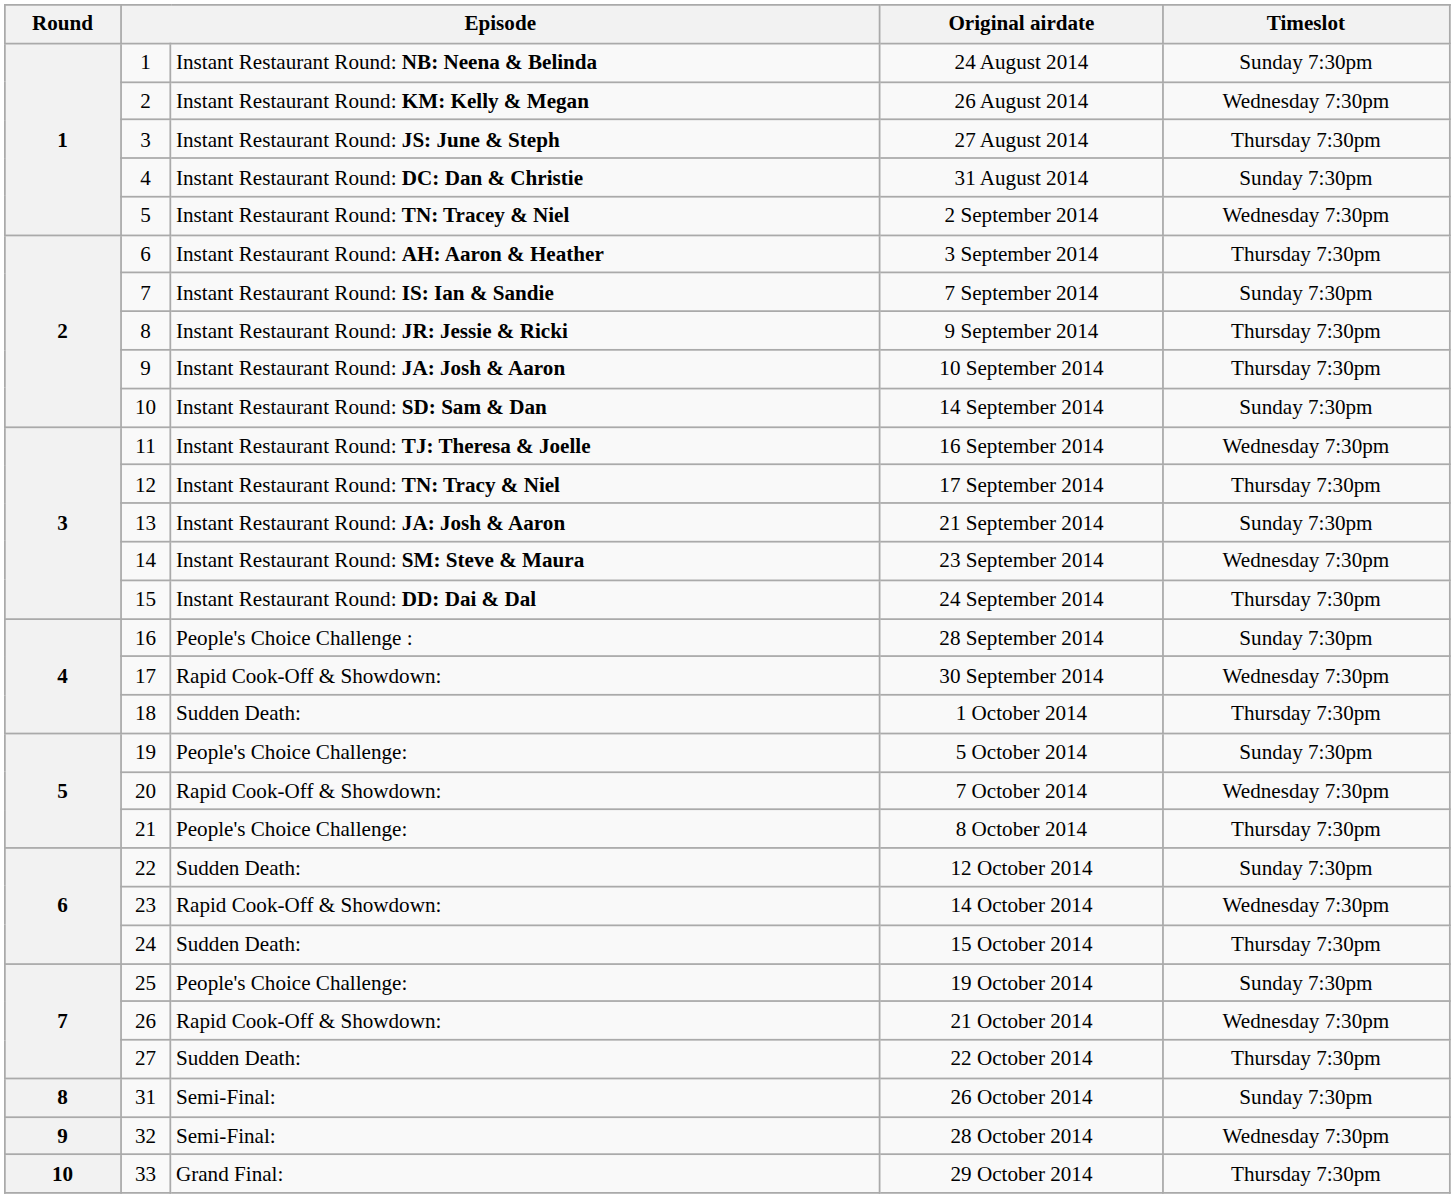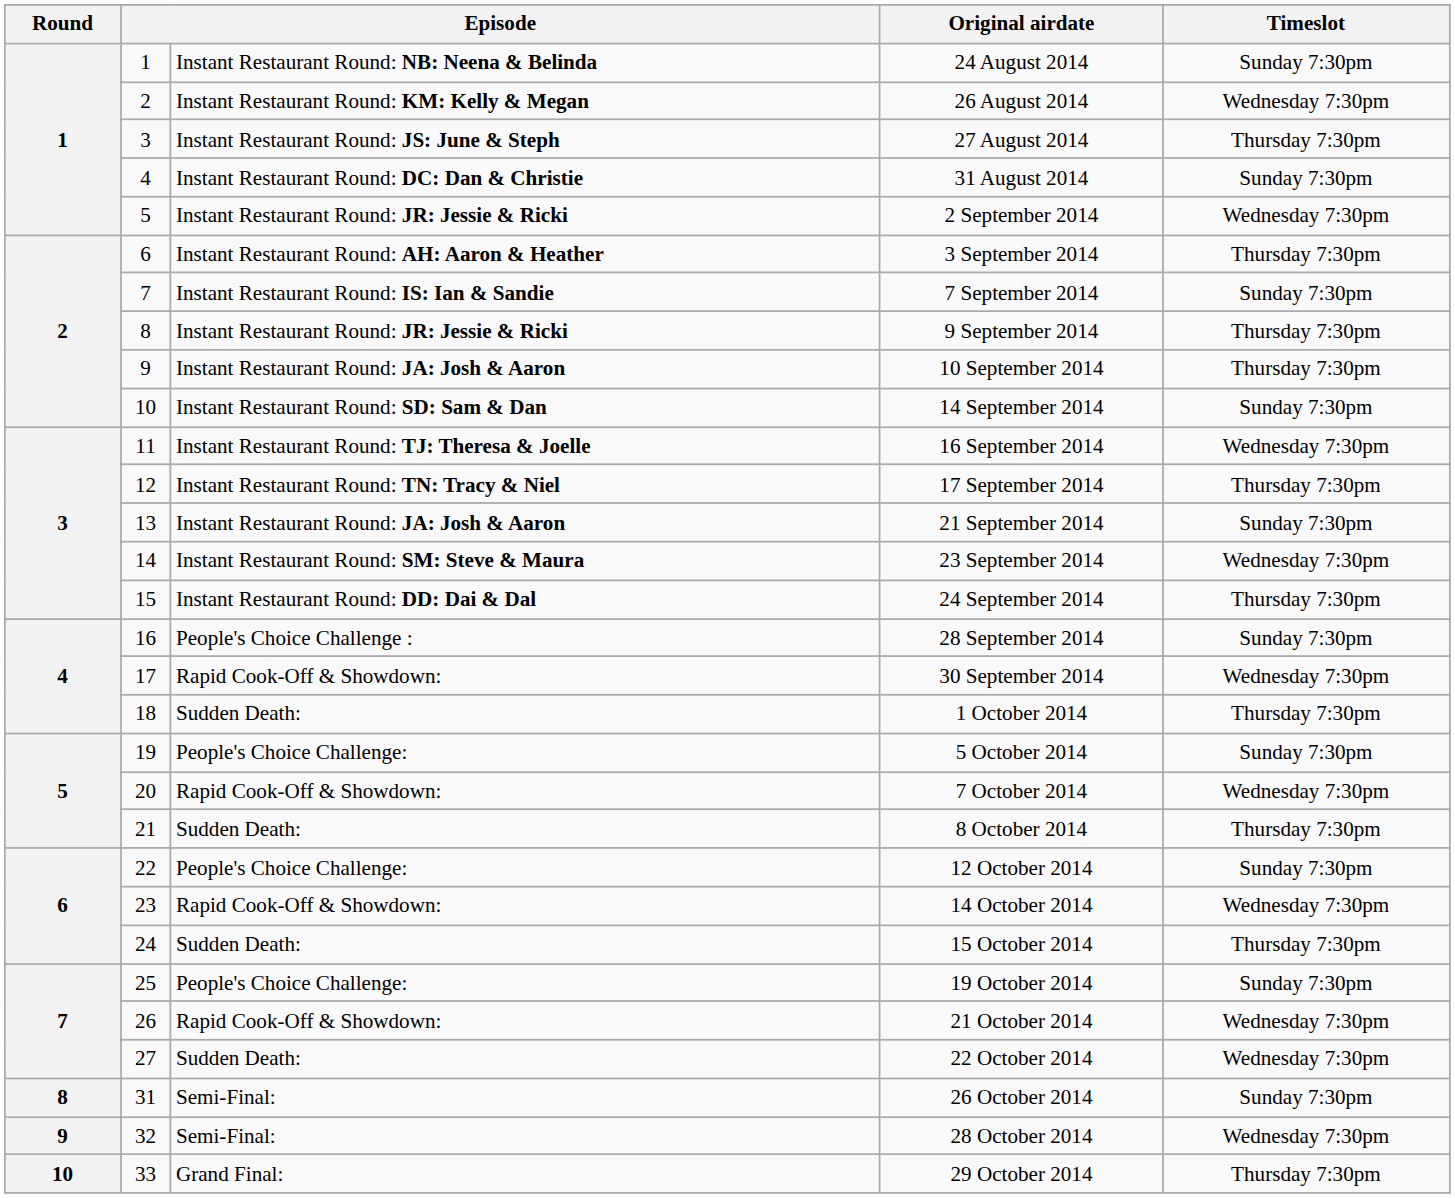(373, 216) Instant Restaurant Round: TN: Tracey & Niel -> (372, 216) Instant Restaurant Round: JR: Jessie & Ricki
(292, 829) People's Choice Challenge: -> (238, 829) Sudden Death:
(238, 867) Sudden Death: -> (292, 867) People's Choice Challenge:
(1306, 1059) Thursday 7:30pm -> (1306, 1059) Wednesday 7:30pm
